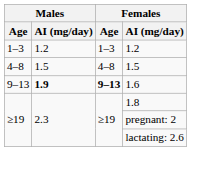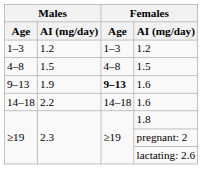(41, 84) bold -> (47, 84) normal
+ row: (21, 102)
